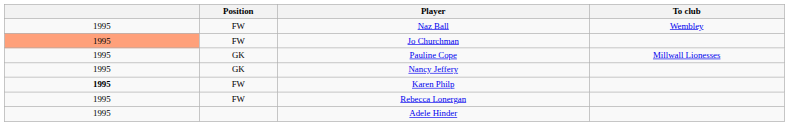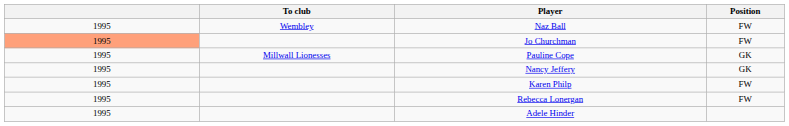columns swapped: (238, 11) <-> (687, 11)
(102, 84) bold -> (102, 84) normal
